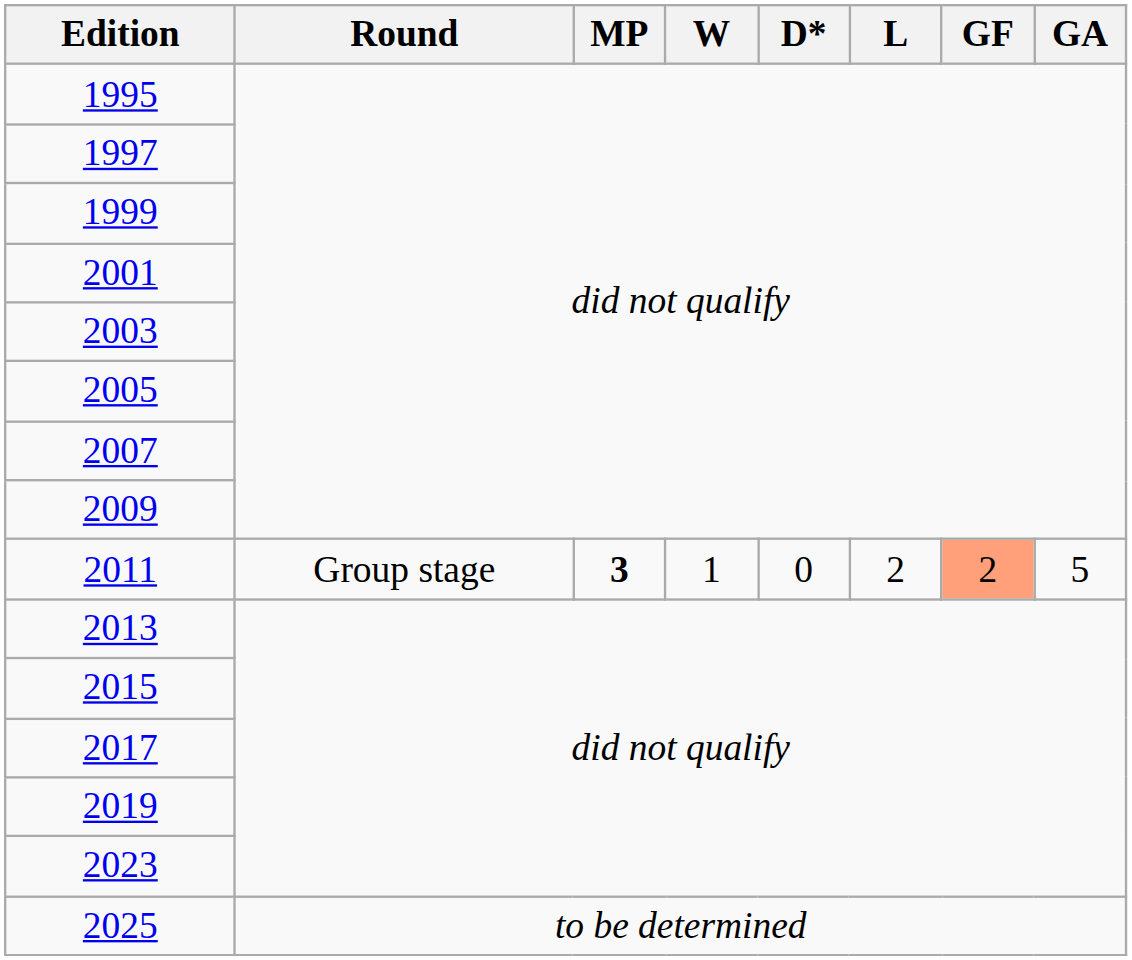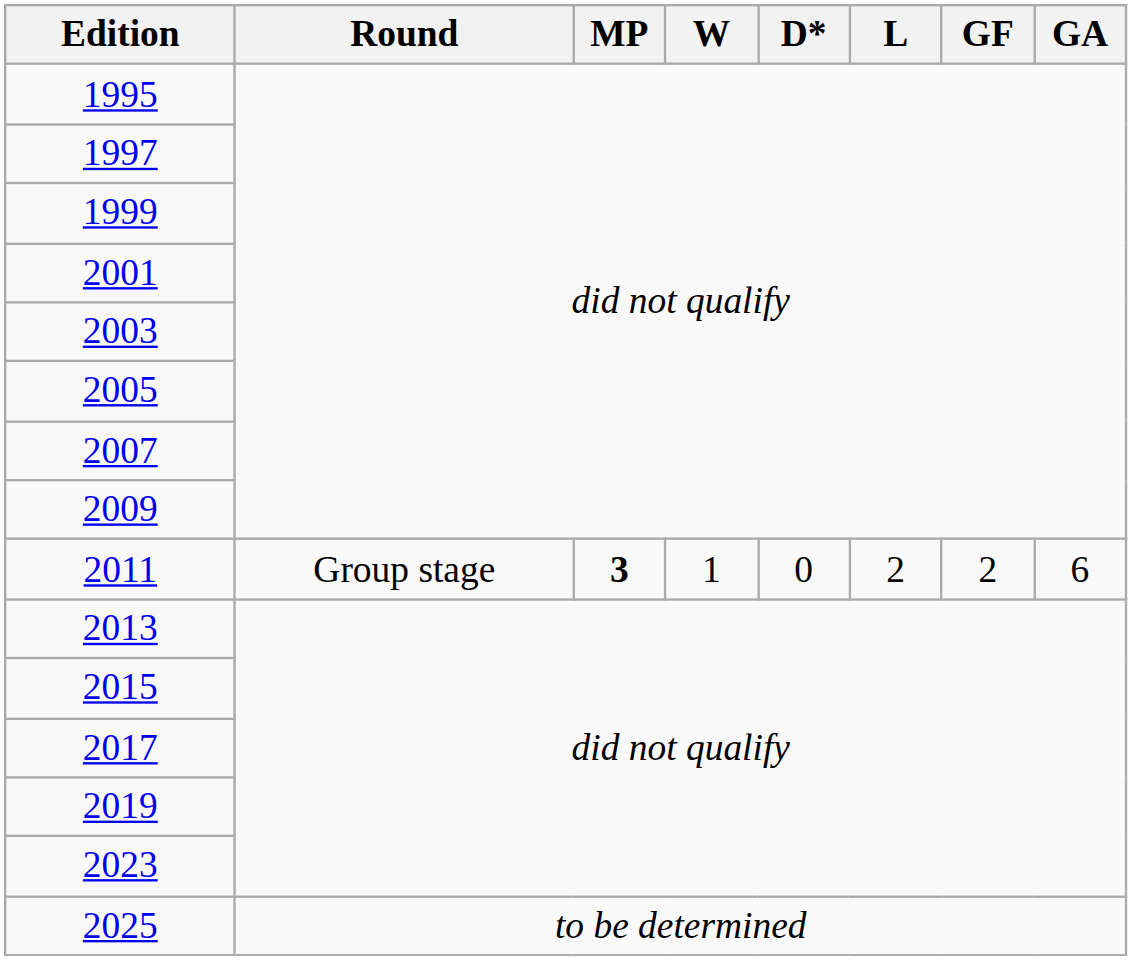(988, 568) lightsalmon background -> (988, 568) no background
(1080, 568) 5 -> (1080, 568) 6
